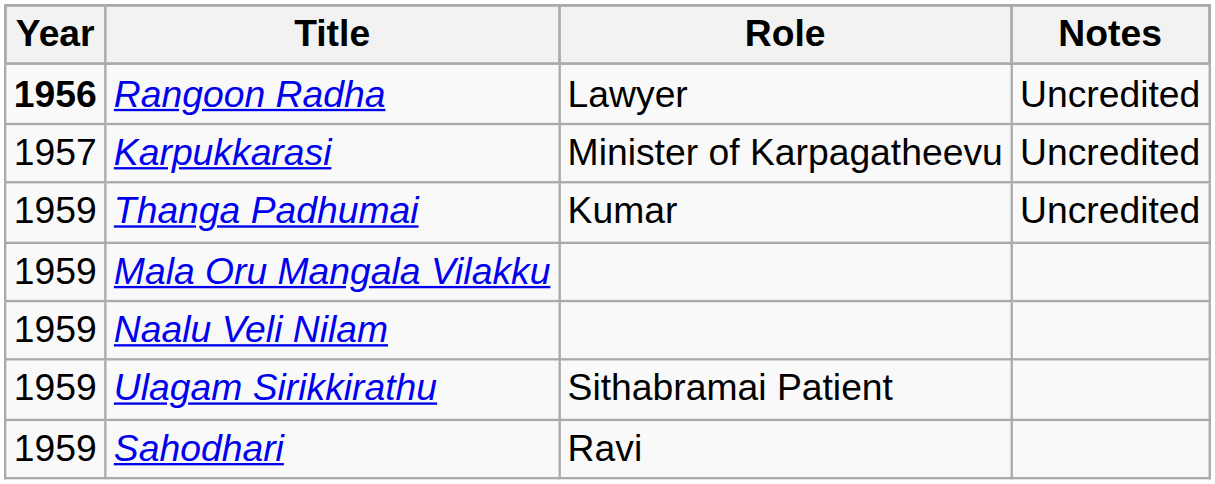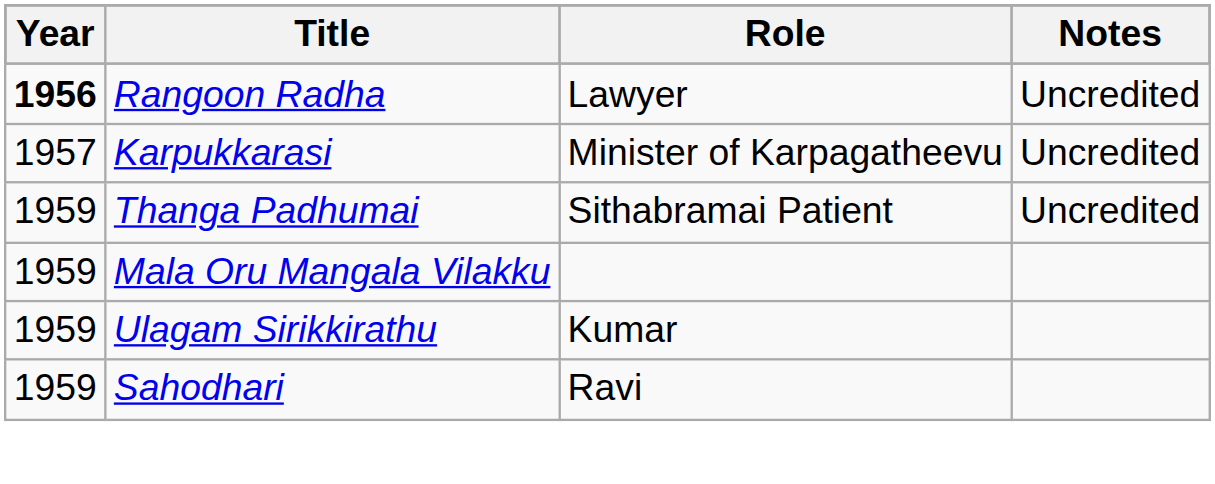(623, 211) Kumar -> (730, 211) Sithabramai Patient
- row: (251, 329)
(730, 388) Sithabramai Patient -> (623, 329) Kumar
